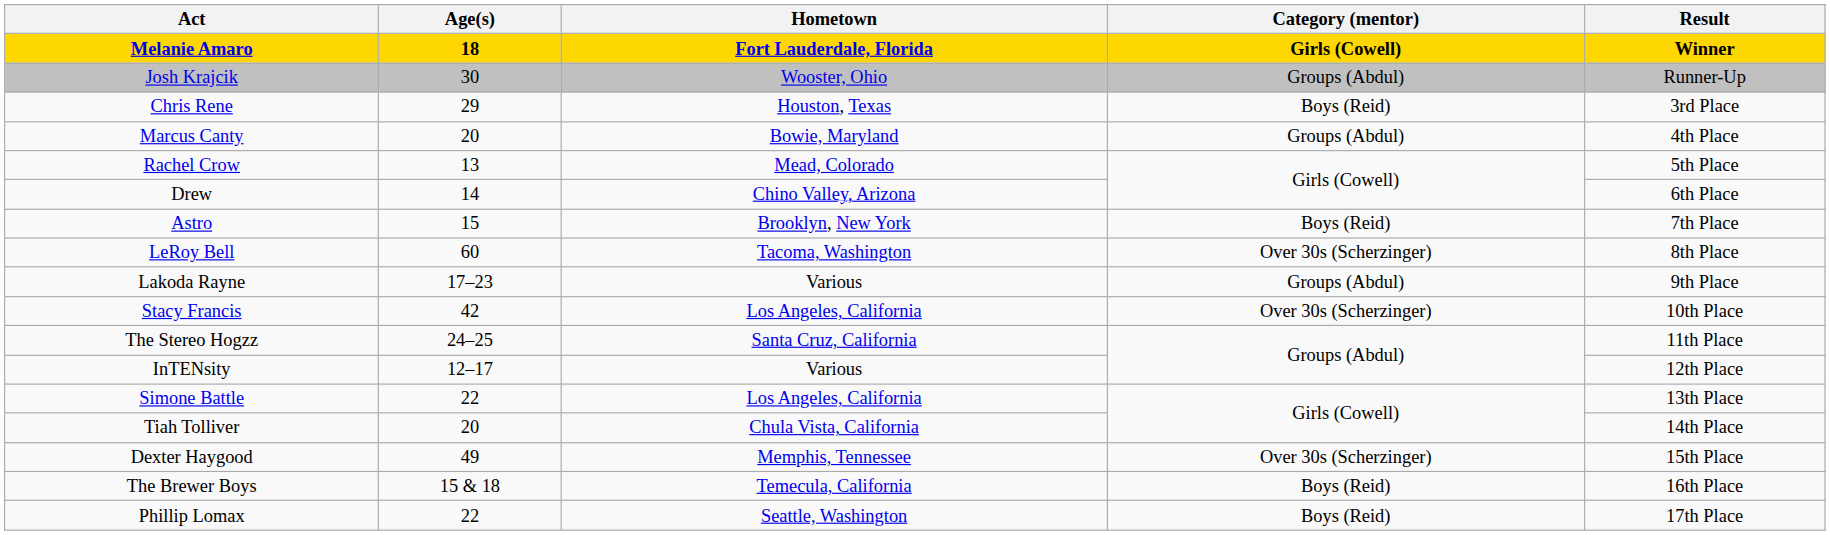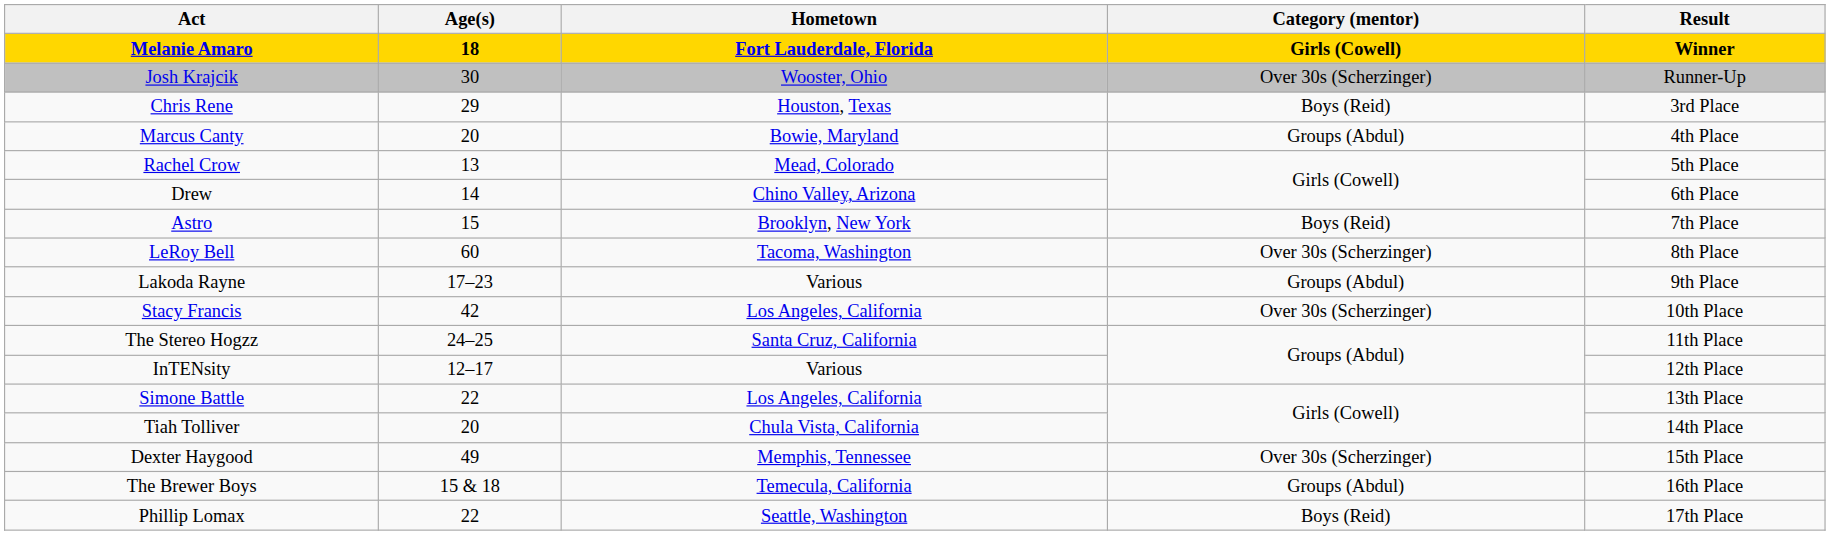(1346, 77) Groups (Abdul) -> (1346, 77) Over 30s (Scherzinger)
(1346, 485) Boys (Reid) -> (1346, 485) Groups (Abdul)
